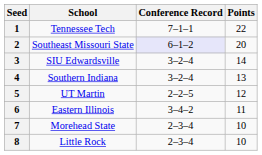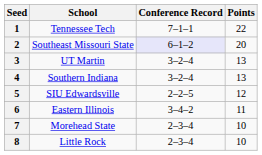(83, 61) SIU Edwardsville -> (83, 61) UT Martin
(241, 61) 14 -> (241, 61) 13
(83, 93) UT Martin -> (83, 93) SIU Edwardsville
